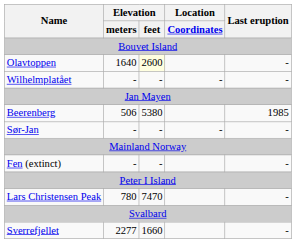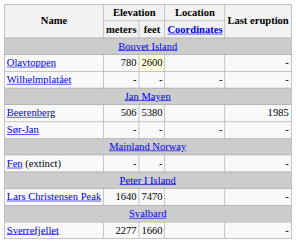(126, 63) 1640 -> (129, 63) 780
(129, 197) 780 -> (126, 197) 1640
